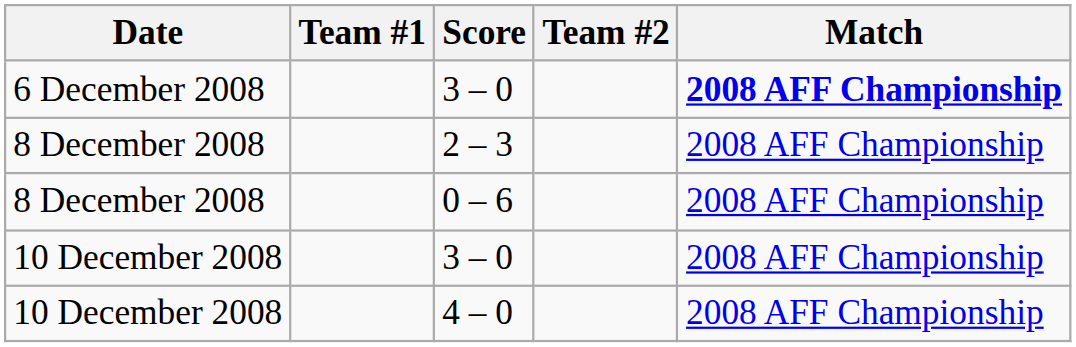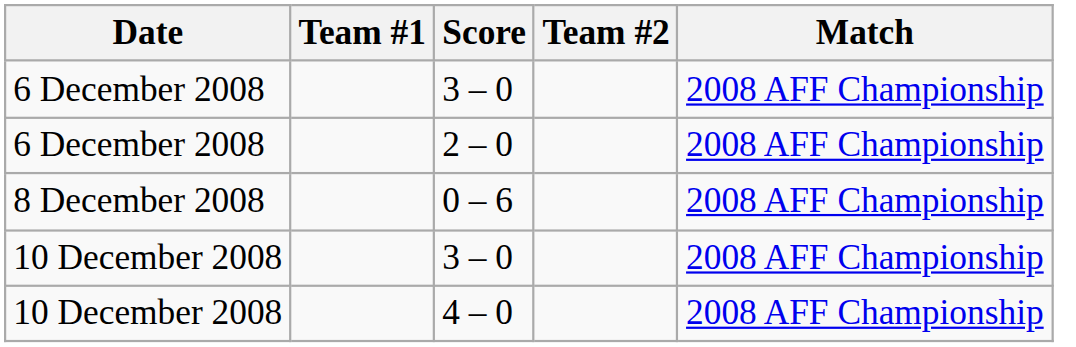(874, 88) bold -> (865, 88) normal
+ row: (139, 144)
- row: (139, 144)
